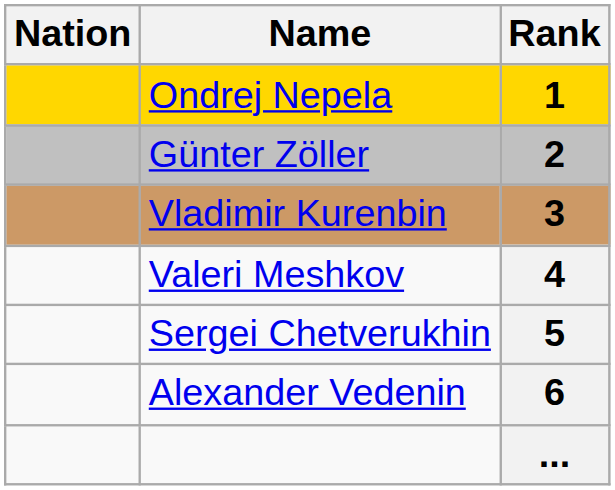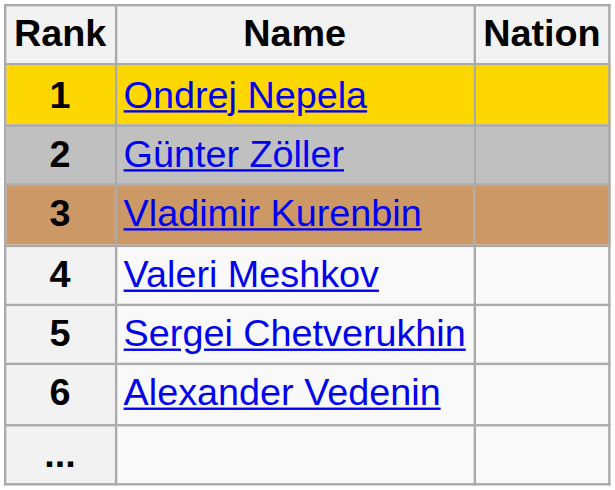columns swapped: (554, 34) <-> (73, 34)
